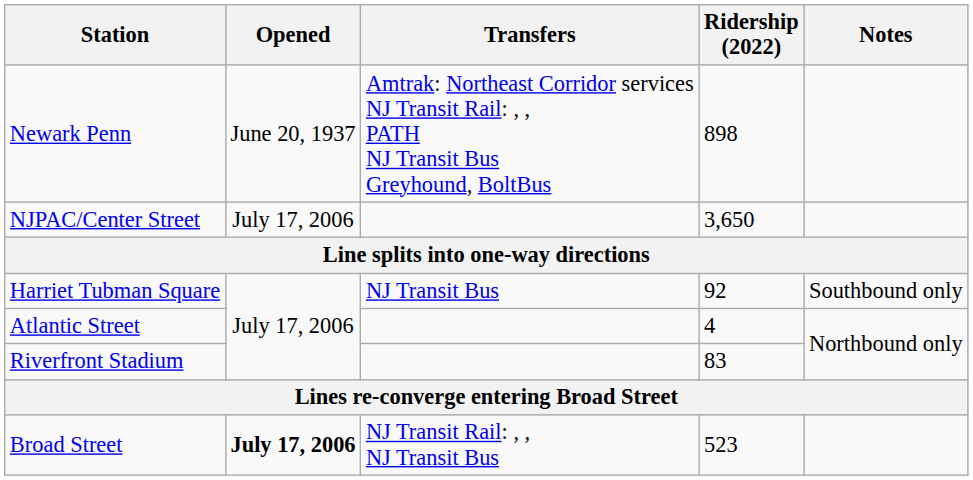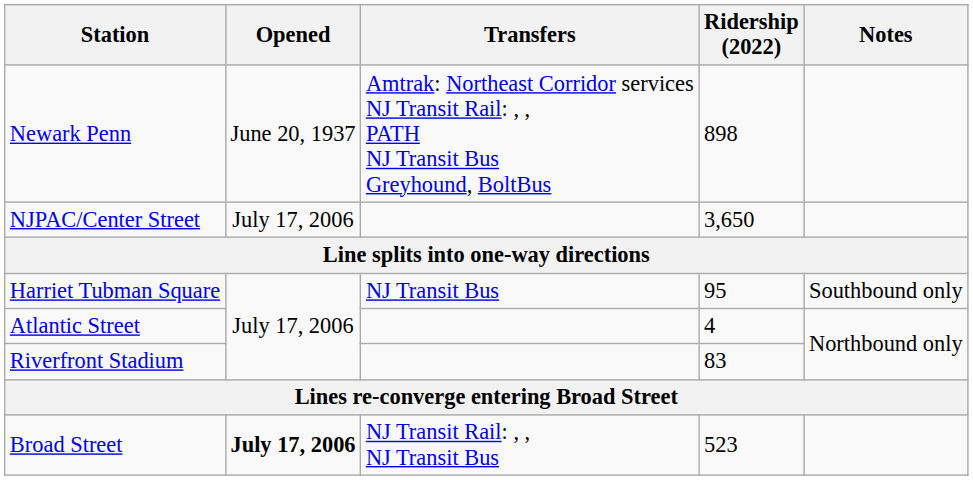(715, 290) 92 -> (715, 290) 95
